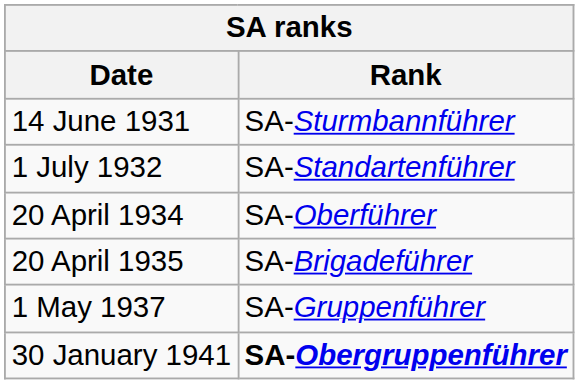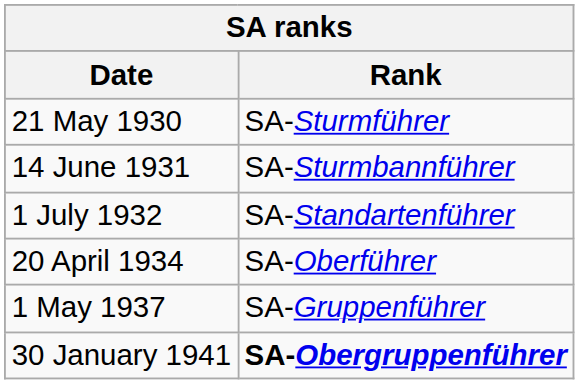+ row: (97, 121)
- row: (98, 261)
